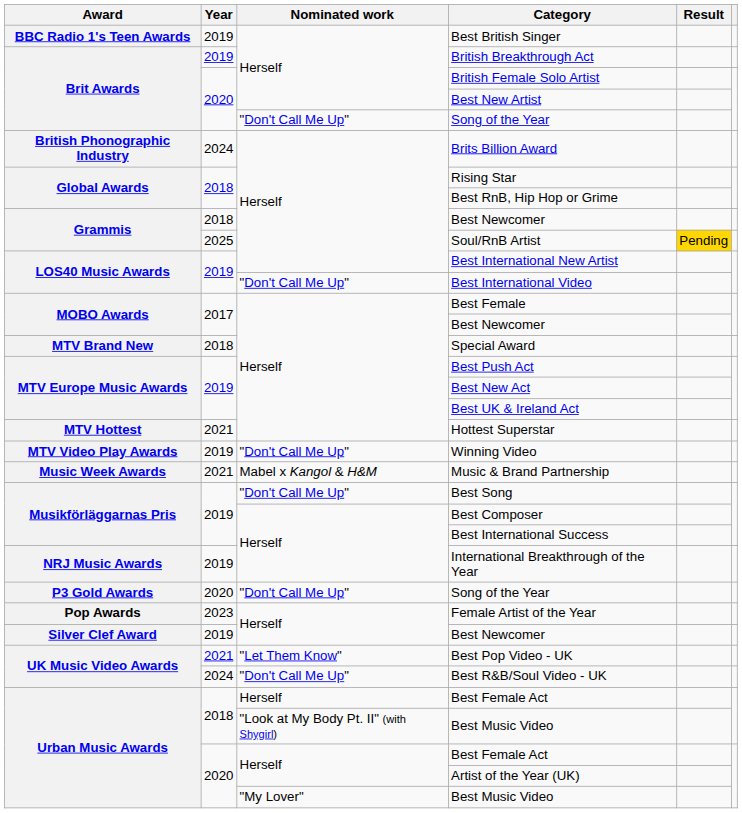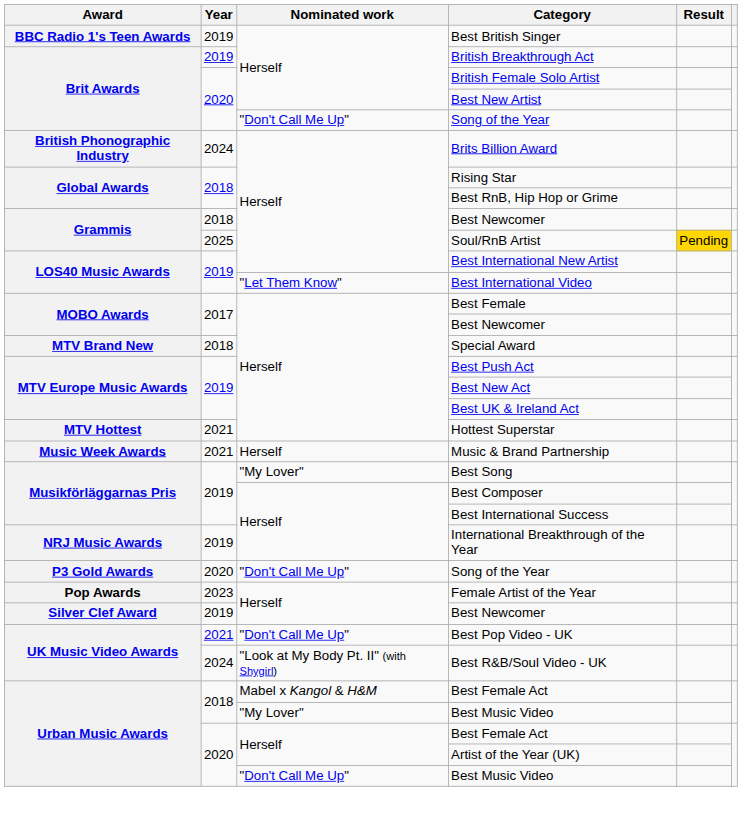(294, 282) "Don't Call Me Up" -> (291, 282) "Let Them Know"
- row: (219, 451)
(308, 472) Mabel x Kangol & H&M -> (261, 451) Herself
(294, 493) "Don't Call Me Up" -> (272, 472) "My Lover"
(291, 655) "Let Them Know" -> (294, 634) "Don't Call Me Up"
(294, 676) "Don't Call Me Up" -> (323, 663) "Look at My Body Pt. II" (with Shygirl)
(261, 697) Herself -> (308, 691) Mabel x Kangol & H&M
(323, 726) "Look at My Body Pt. II" (with Shygirl) -> (272, 712) "My Lover"
(272, 796) "My Lover" -> (294, 775) "Don't Call Me Up"
